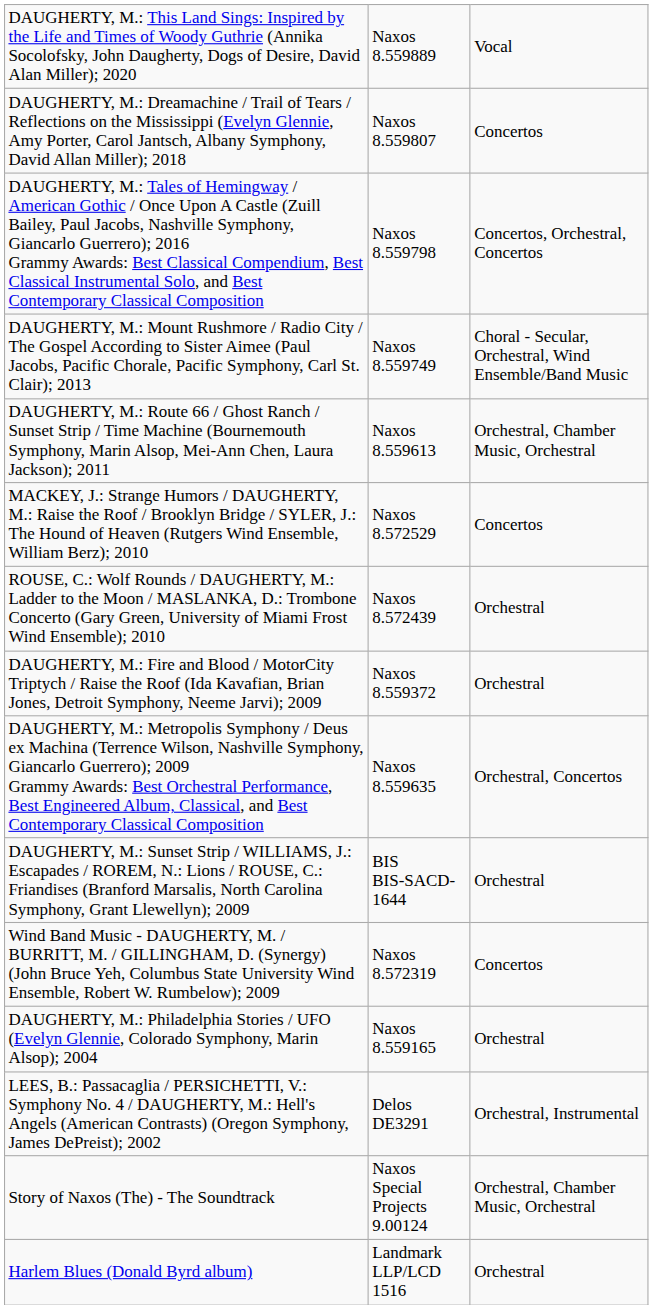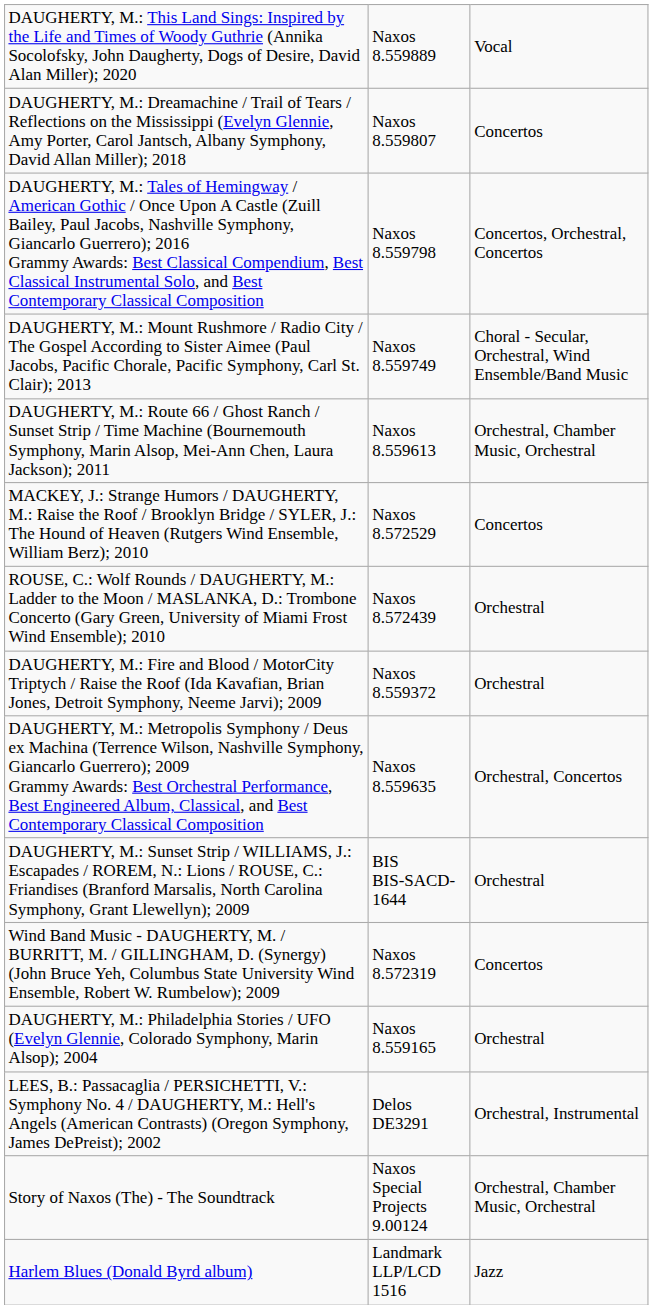(509, 1272) Orchestral -> (489, 1272) Jazz
